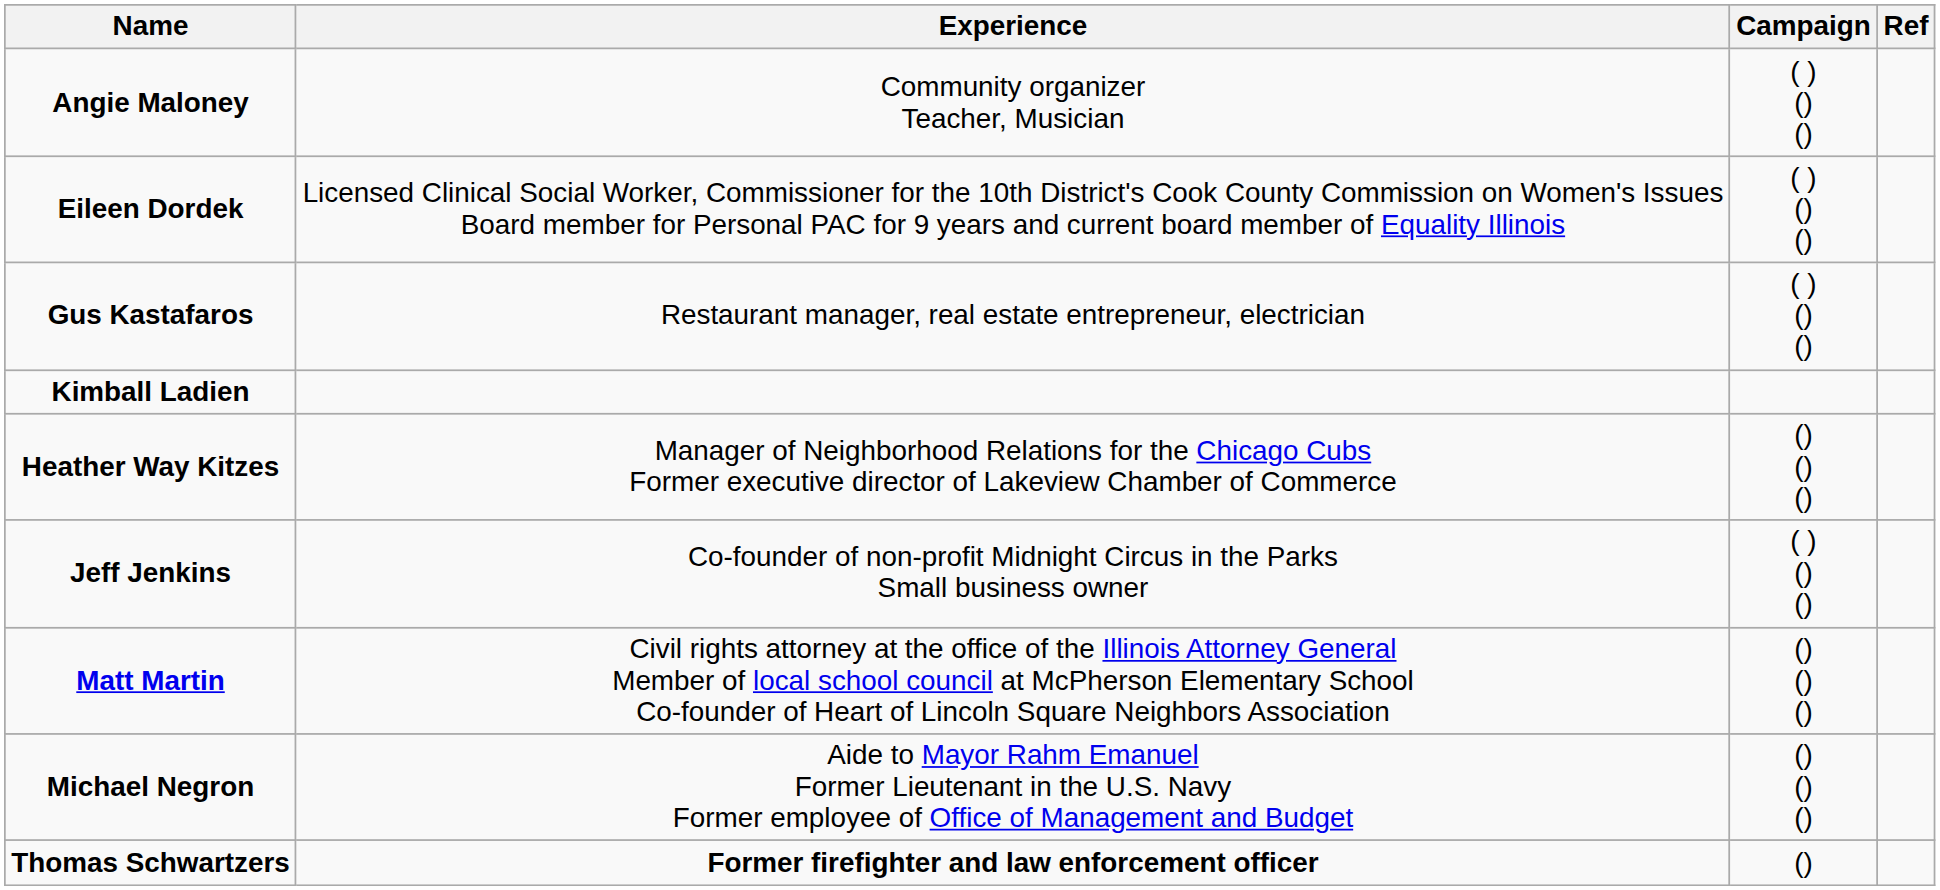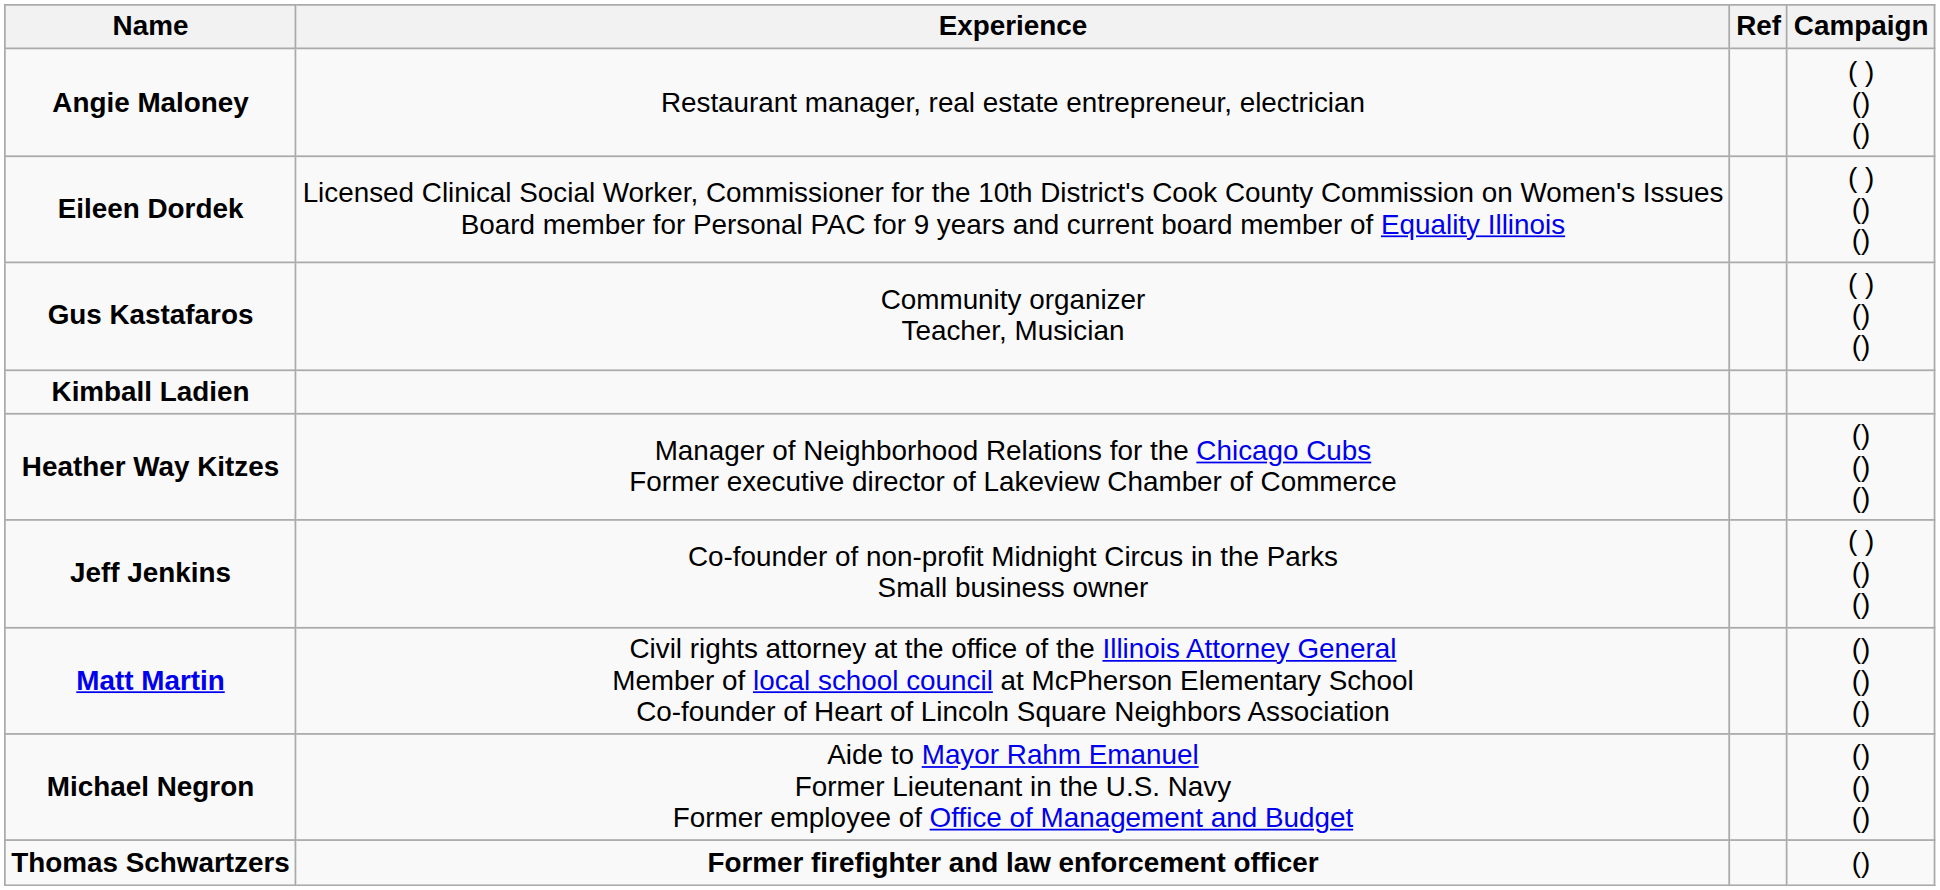columns swapped: (1803, 26) <-> (1906, 26)
(1013, 102) Community organizer Teacher, Musician -> (1013, 102) Restaurant manager, real estate entrepreneur, electrician
(1013, 315) Restaurant manager, real estate entrepreneur, electrician -> (1013, 315) Community organizer Teacher, Musician
